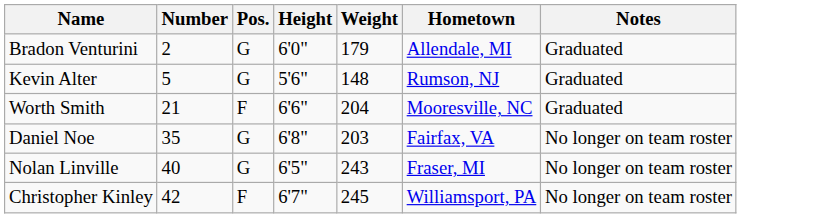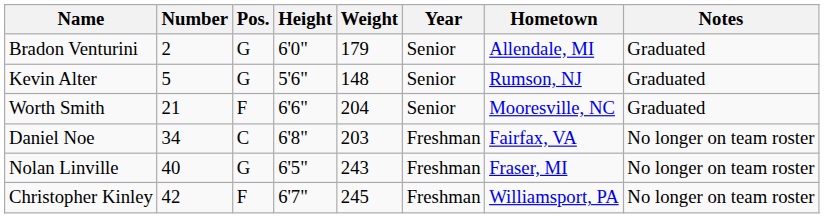+ column: (444, 19)
(171, 138) 35 -> (171, 138) 34
(244, 138) G -> (243, 138) C
